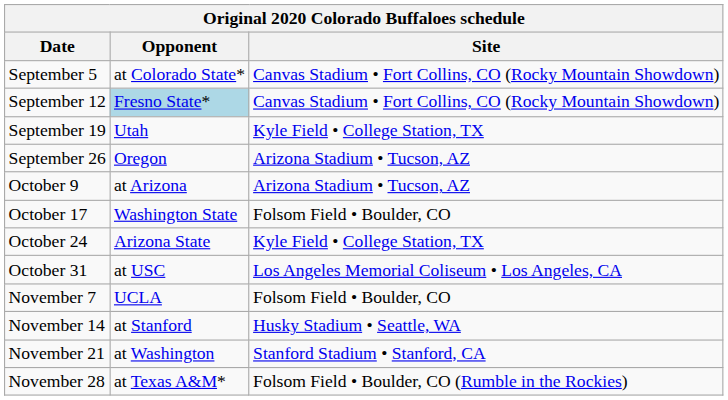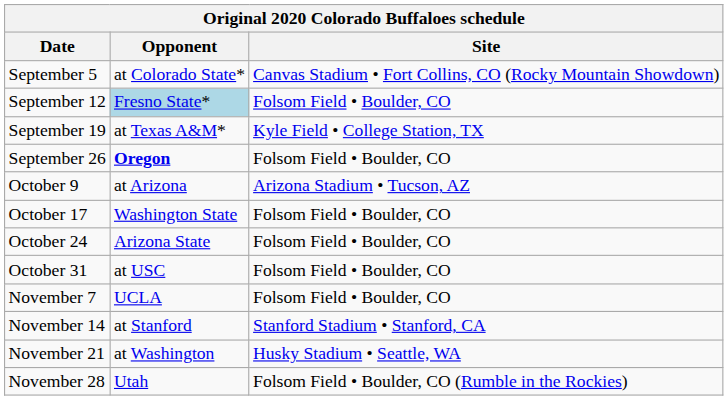(486, 102) Canvas Stadium • Fort Collins, CO (Rocky Mountain Showdown) -> (352, 102) Folsom Field • Boulder, CO
(131, 130) Utah -> (170, 130) at Texas A&M*
(140, 158) normal -> (142, 158) bold
(362, 158) Arizona Stadium • Tucson, AZ -> (352, 158) Folsom Field • Boulder, CO
(368, 241) Kyle Field • College Station, TX -> (352, 241) Folsom Field • Boulder, CO
(438, 269) Los Angeles Memorial Coliseum • Los Angeles, CA -> (352, 269) Folsom Field • Boulder, CO
(357, 325) Husky Stadium • Seattle, WA -> (369, 325) Stanford Stadium • Stanford, CA
(369, 353) Stanford Stadium • Stanford, CA -> (357, 353) Husky Stadium • Seattle, WA
(170, 381) at Texas A&M* -> (131, 381) Utah
